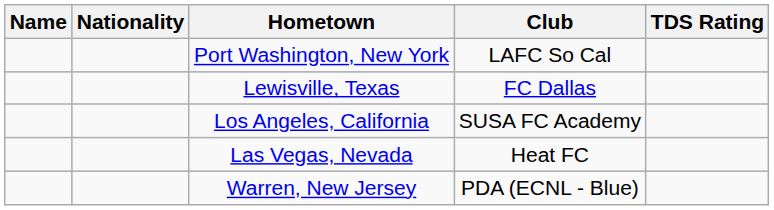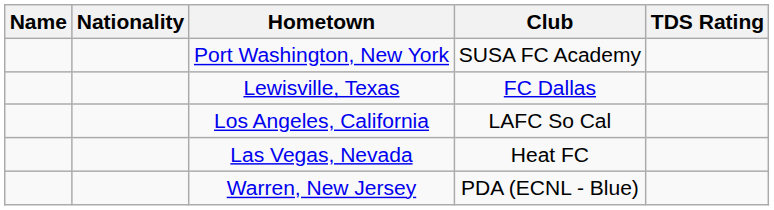(550, 55) LAFC So Cal -> (550, 55) SUSA FC Academy
(550, 121) SUSA FC Academy -> (550, 121) LAFC So Cal
